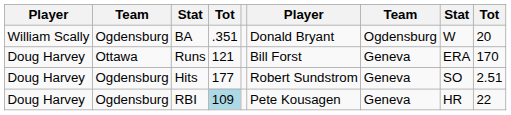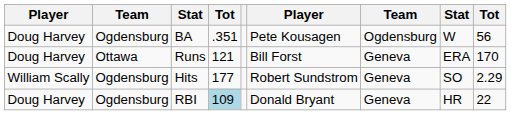(48, 36) William Scally -> (46, 36) Doug Harvey
(292, 36) Donald Bryant -> (295, 36) Pete Kousagen
(484, 36) 20 -> (484, 36) 56
(46, 78) Doug Harvey -> (48, 78) William Scally
(489, 78) 2.51 -> (489, 78) 2.29
(295, 99) Pete Kousagen -> (292, 99) Donald Bryant
